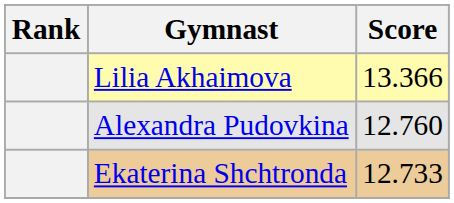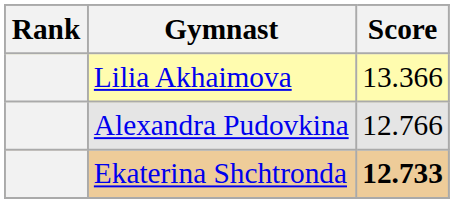(403, 125) 12.760 -> (403, 125) 12.766
(403, 173) normal -> (403, 173) bold
